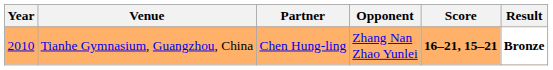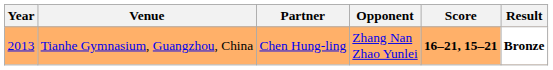(21, 45) 2010 -> (21, 45) 2013
